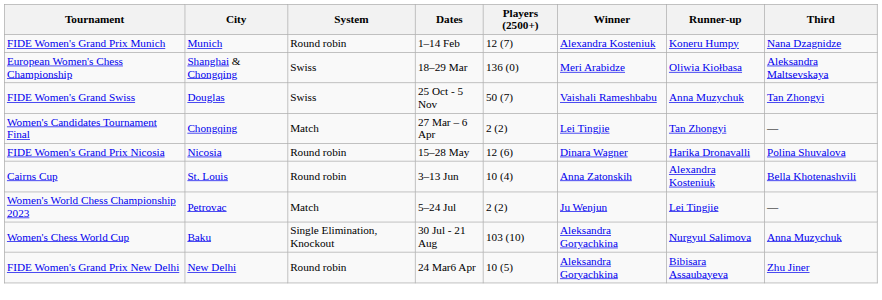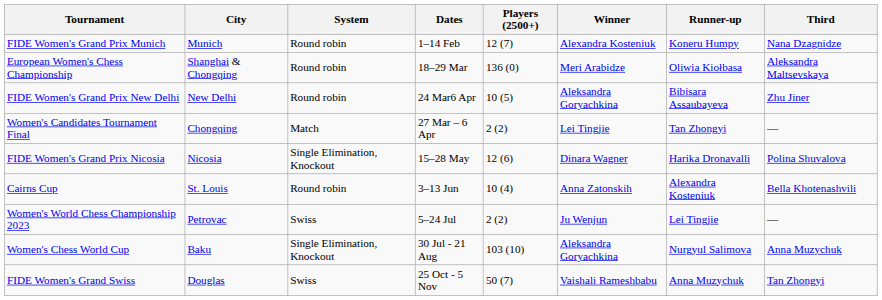(303, 67) Swiss -> (318, 67) Round robin
rows swapped: (93, 267) <-> (71, 98)
(318, 152) Round robin -> (334, 158) Single Elimination, Knockout
(304, 207) Match -> (303, 219) Swiss
